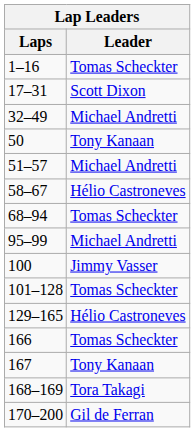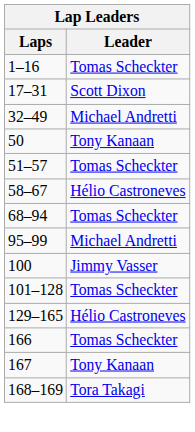(124, 166) Michael Andretti -> (124, 166) Tomas Scheckter
- row: (36, 414)
